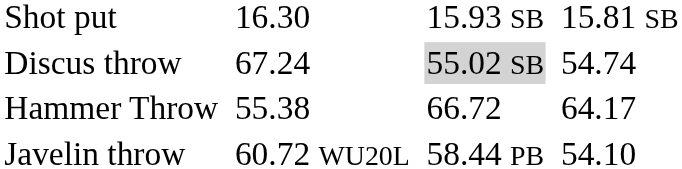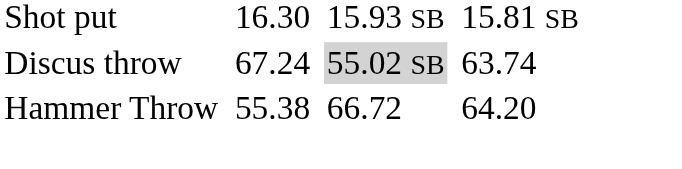(599, 62) 54.74 -> (499, 62) 63.74
(599, 108) 64.17 -> (499, 108) 64.20
- row: (95, 154)
